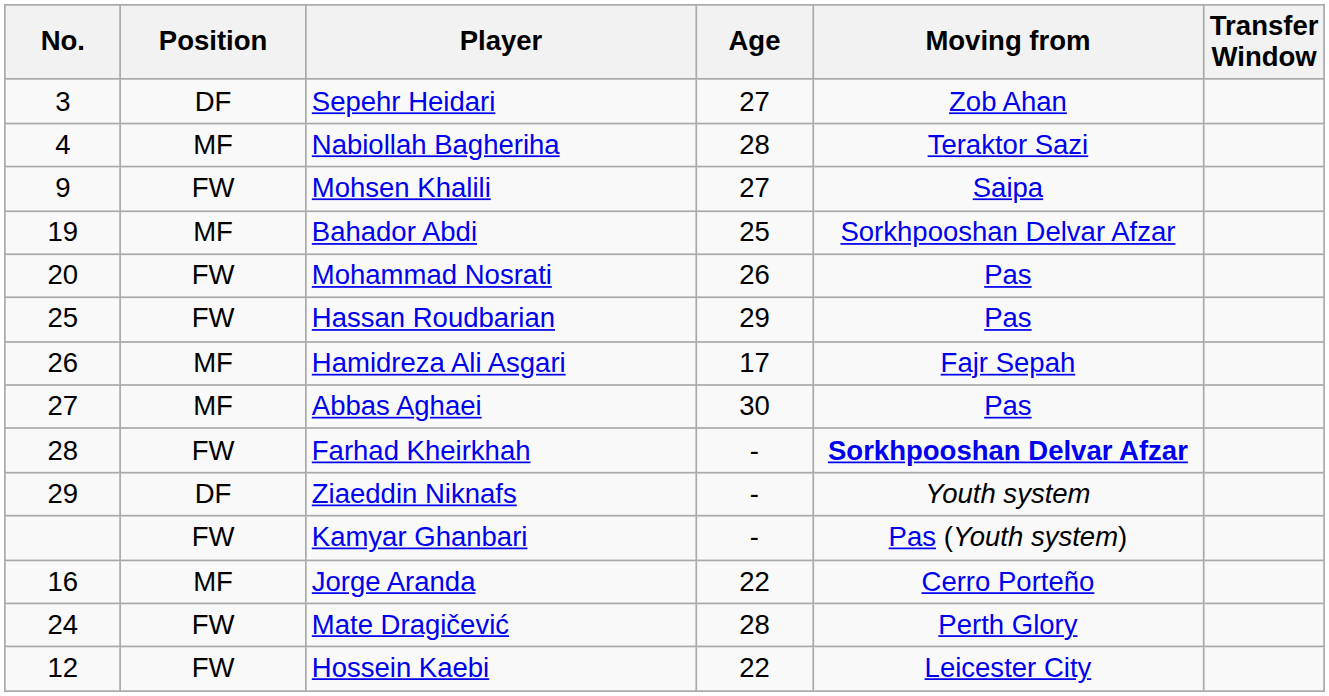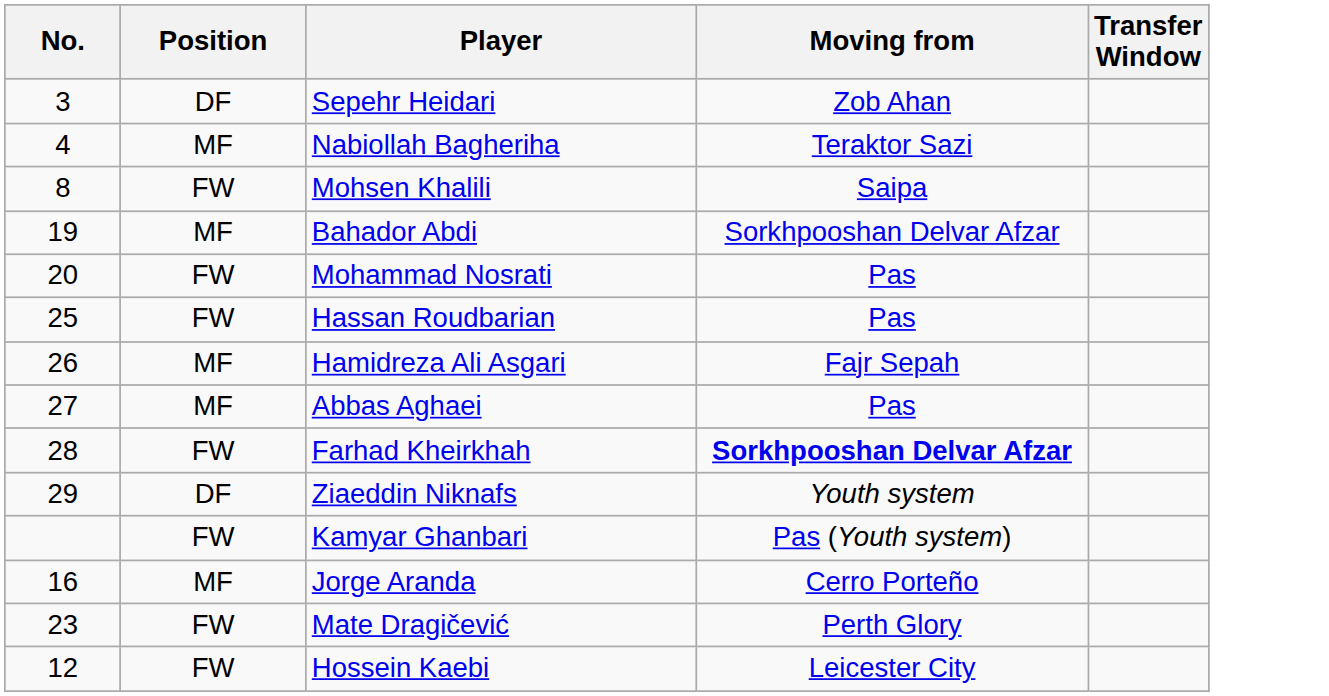- column: (754, 41)
(63, 188) 9 -> (63, 188) 8
(63, 624) 24 -> (63, 624) 23
